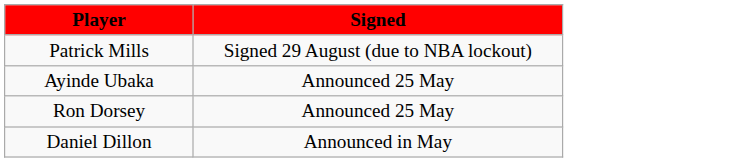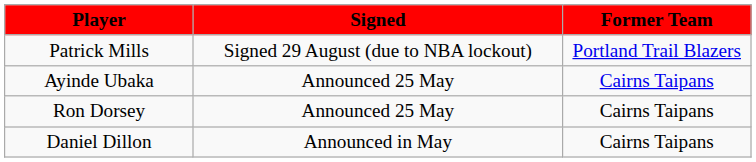+ column: (657, 19)
